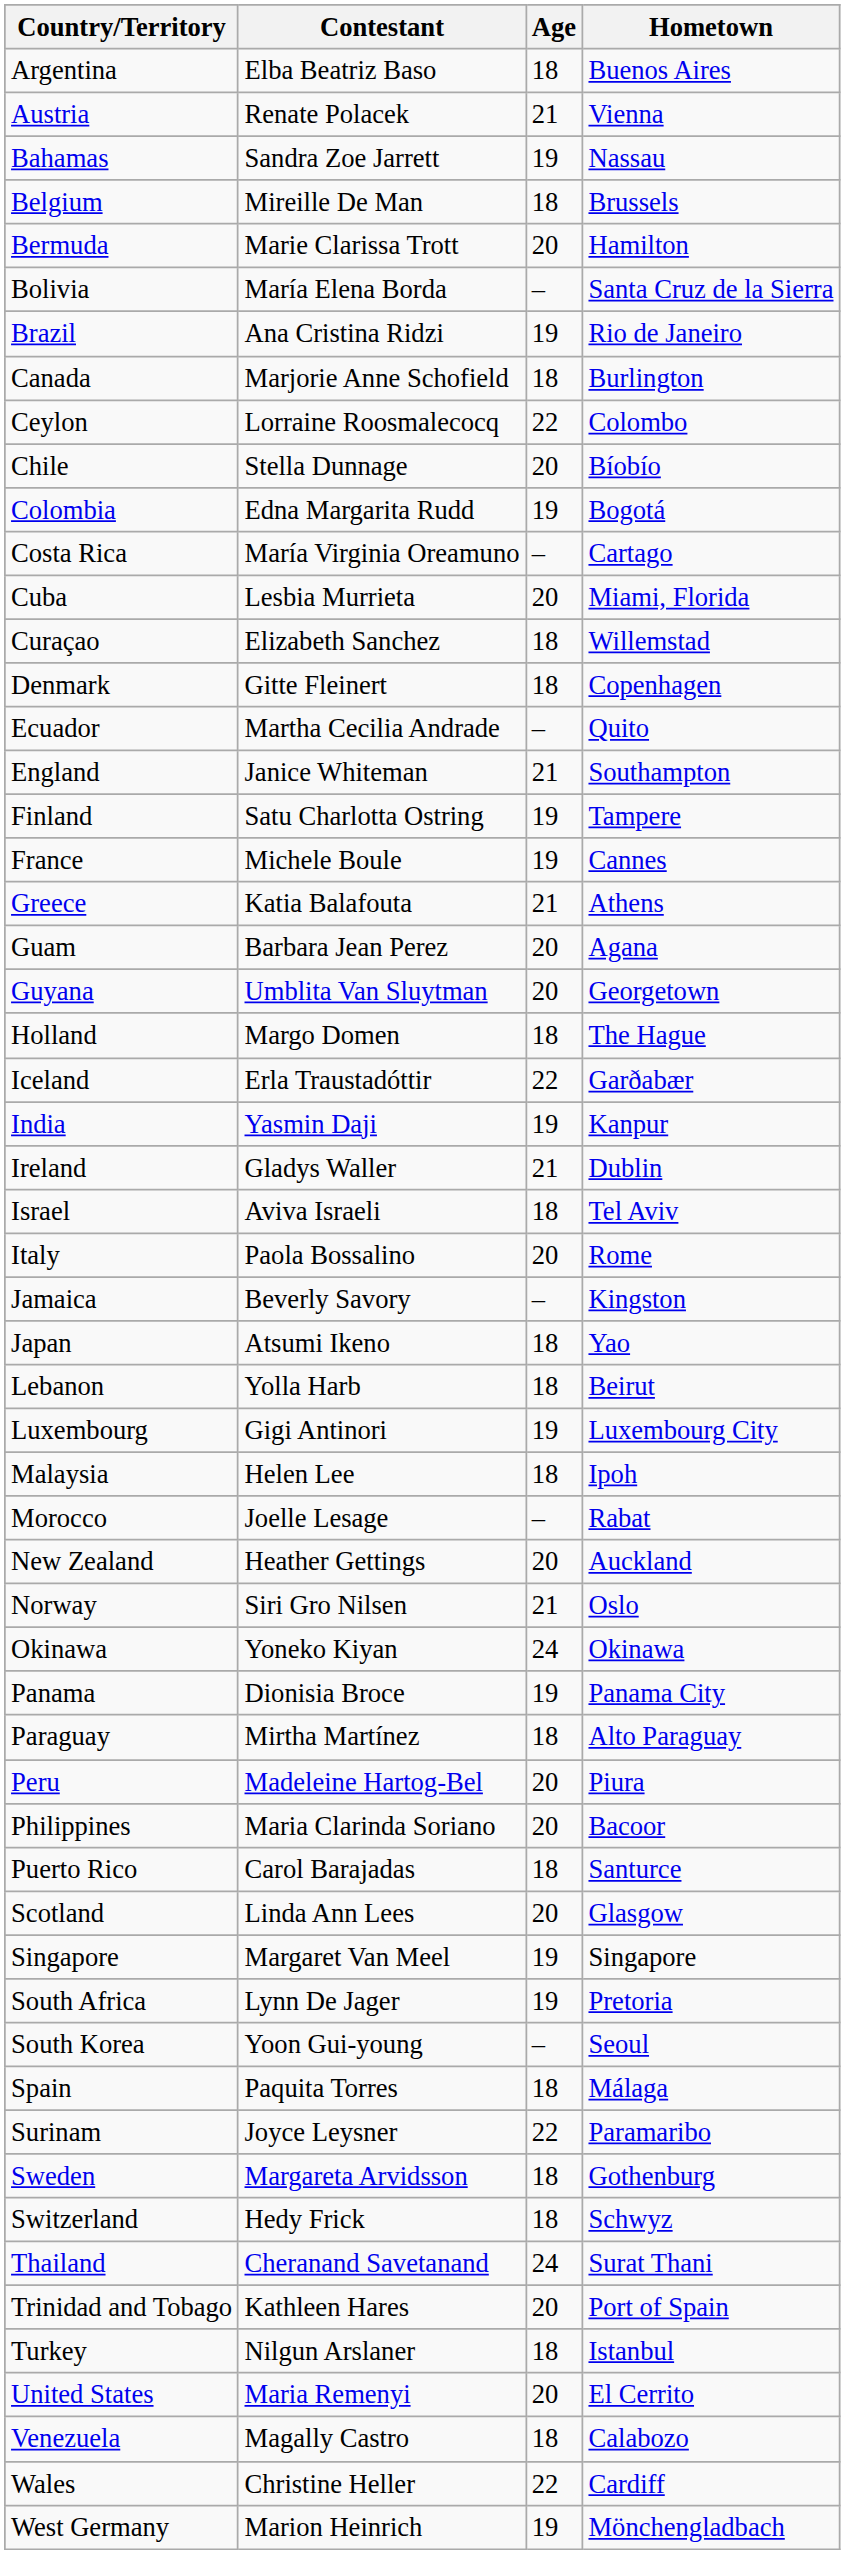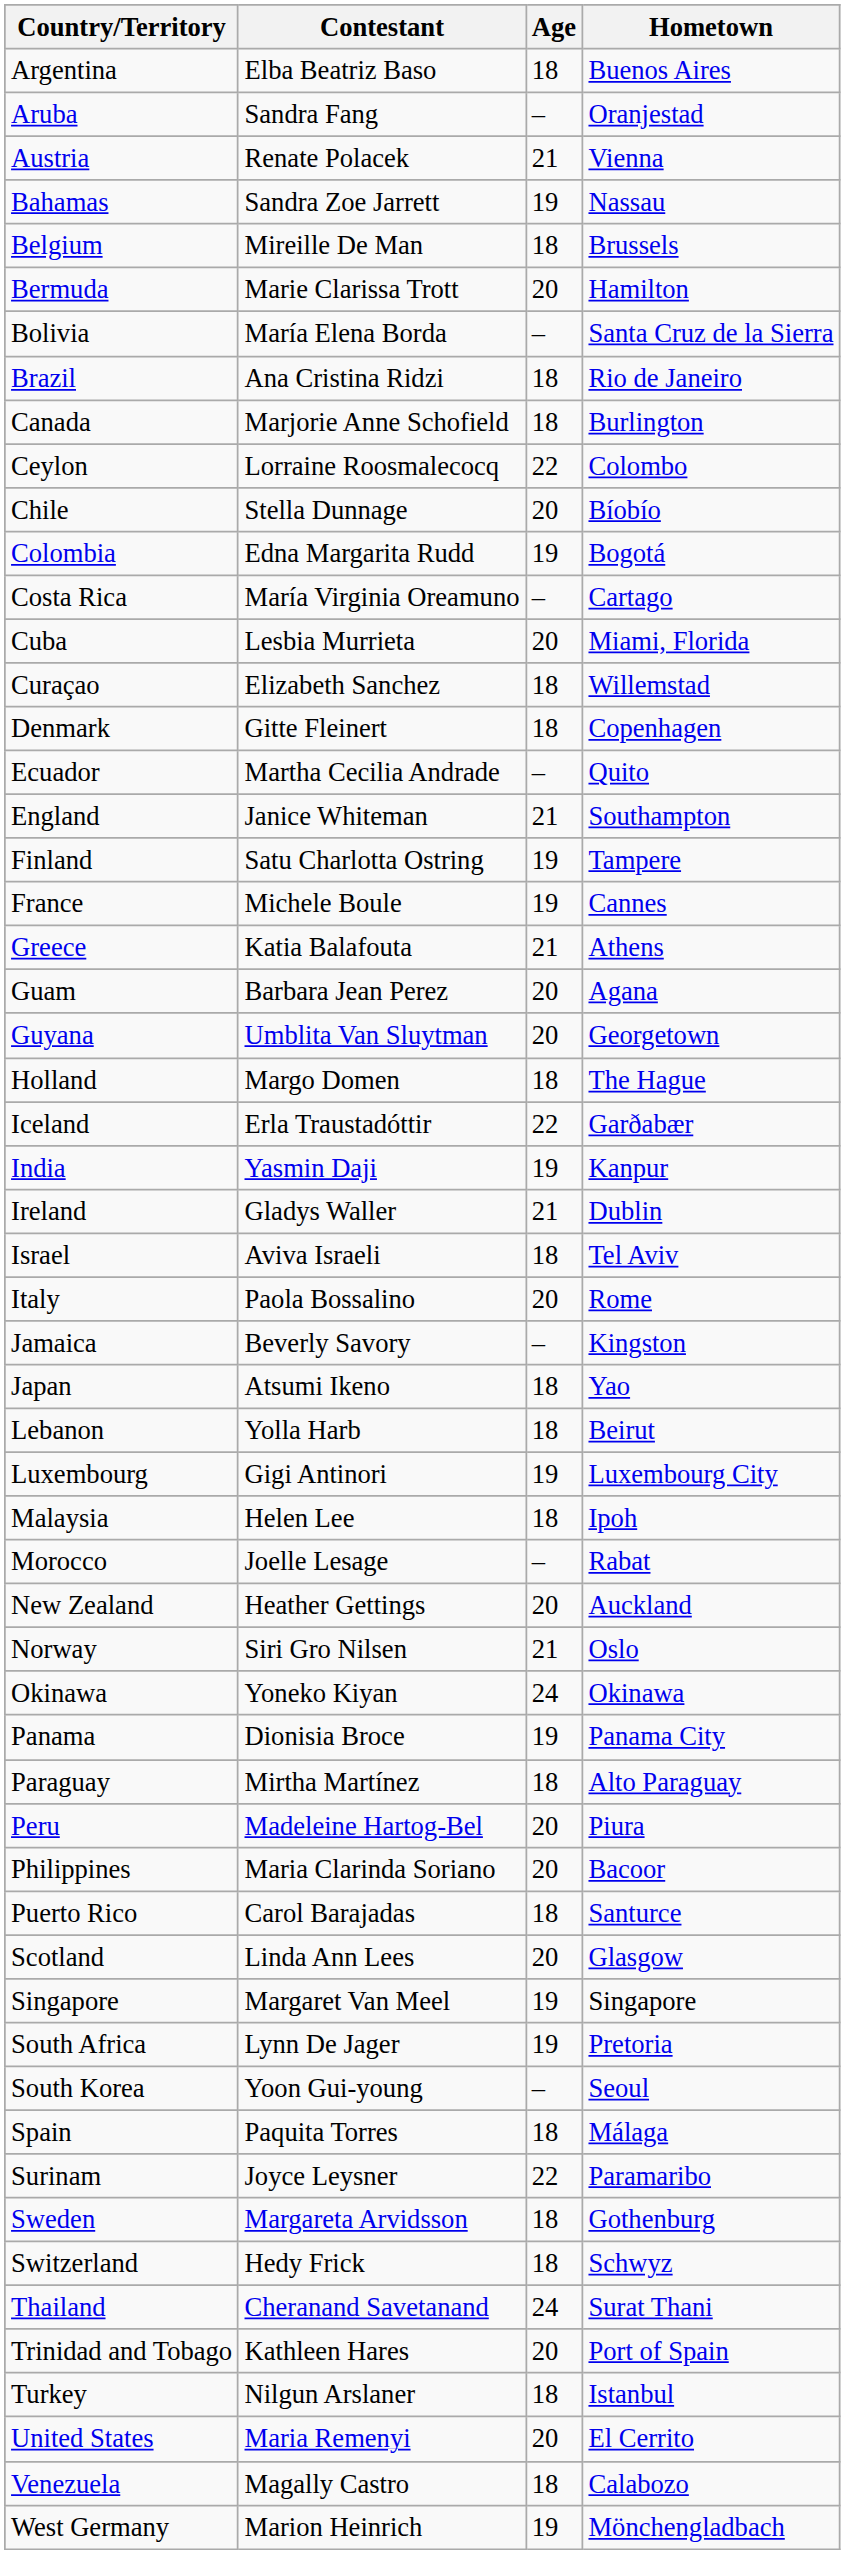+ row: (44, 114)
(545, 333) 19 -> (545, 377) 18
- row: (43, 2482)
